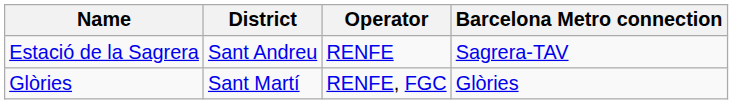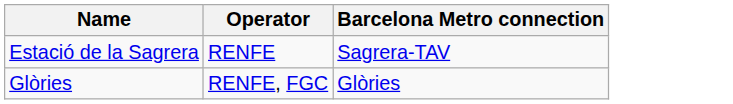- column: (263, 20)
